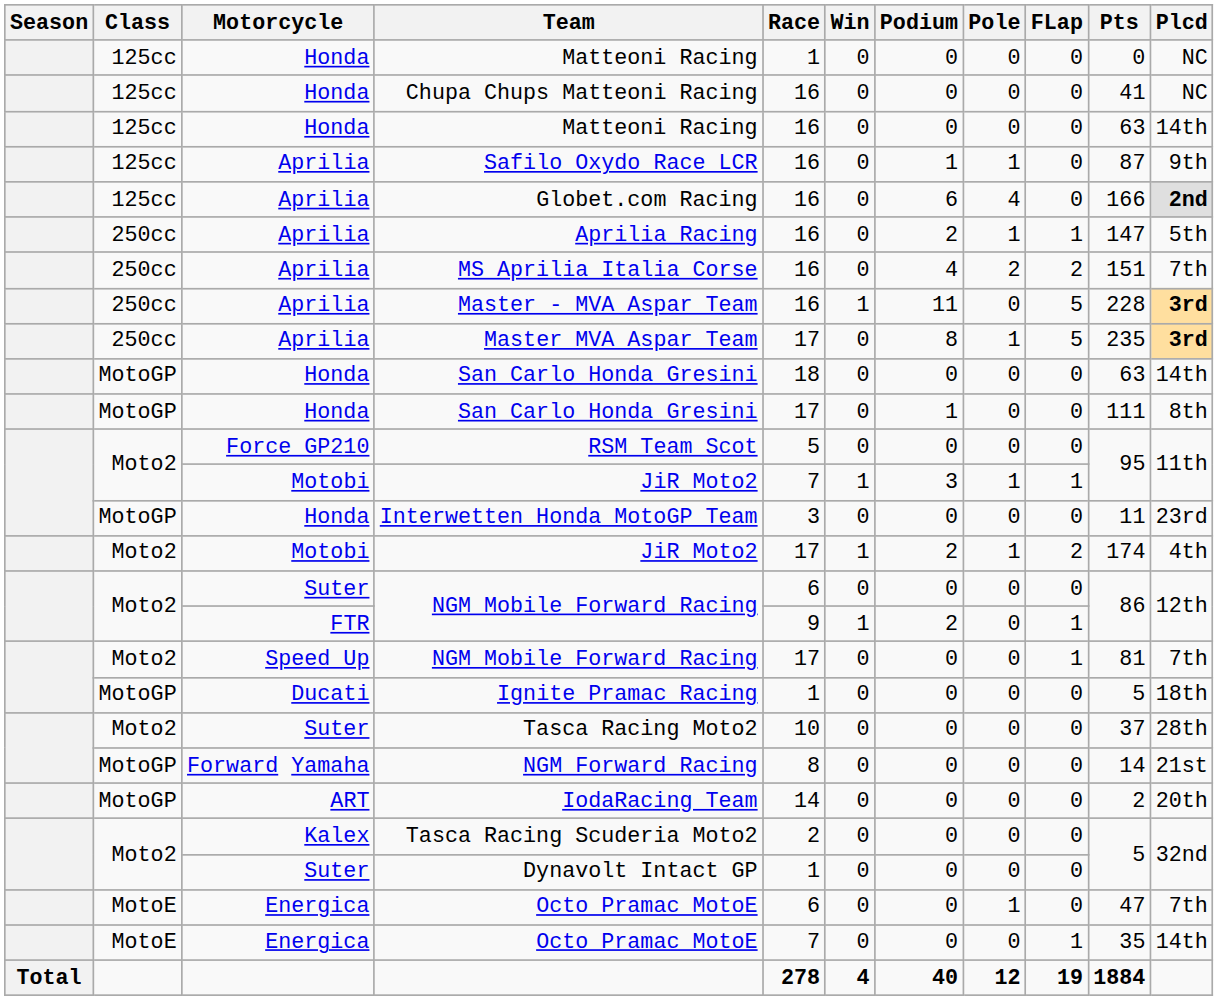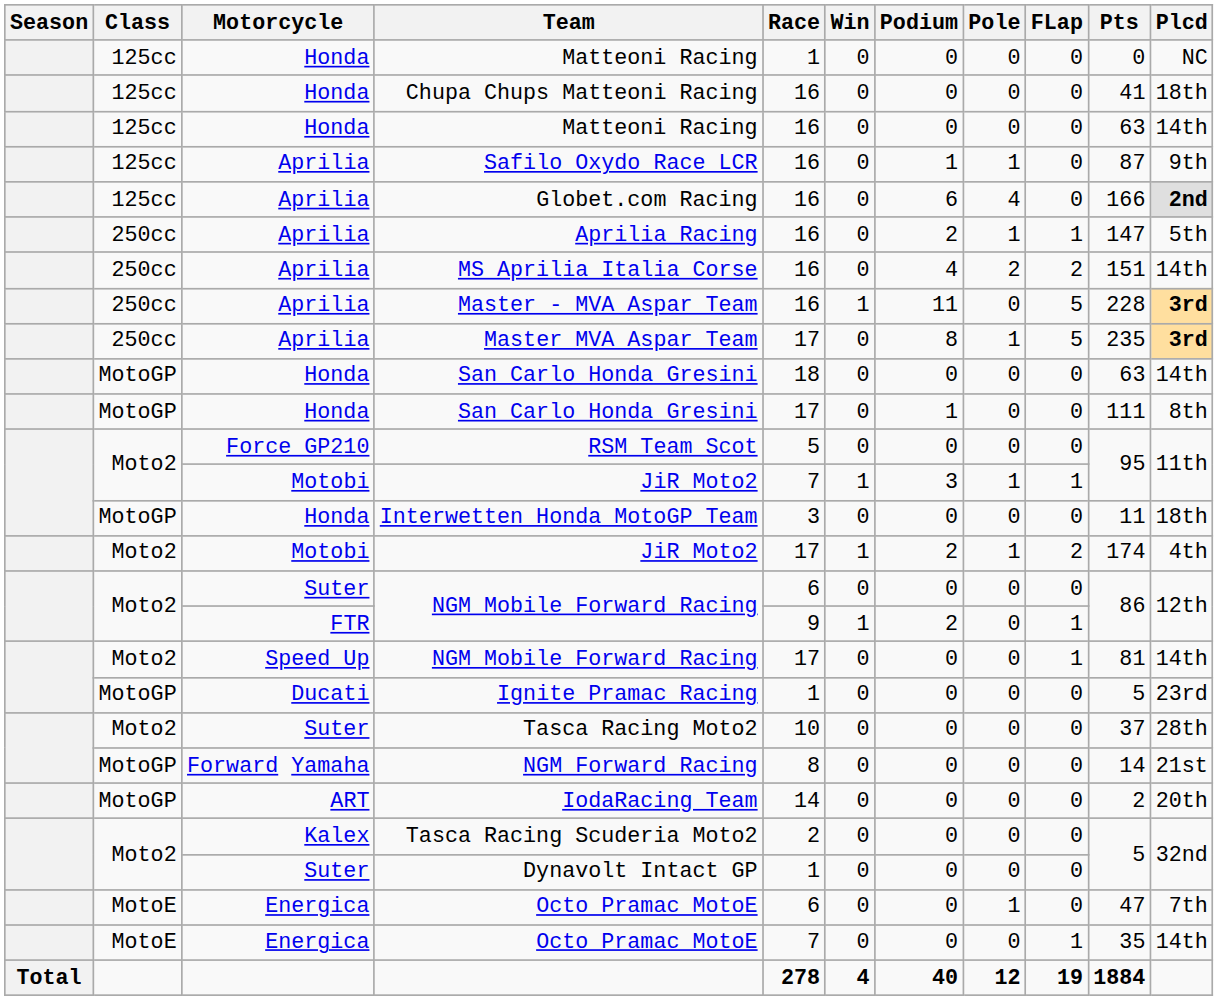(1195, 93) NC -> (1182, 93) 18th
(1188, 270) 7th -> (1182, 270) 14th
(1182, 518) 23rd -> (1182, 518) 18th
(1188, 659) 7th -> (1182, 659) 14th
(1182, 695) 18th -> (1182, 695) 23rd
